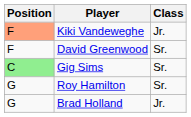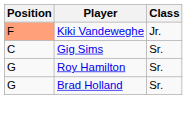- row: (102, 49)
(11, 67) lightgreen background -> (11, 49) no background
(159, 103) Jr. -> (156, 85) Sr.
